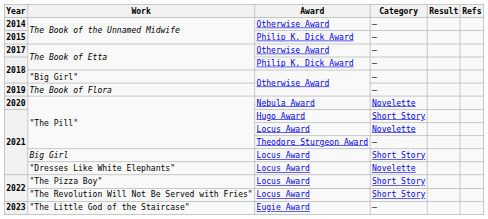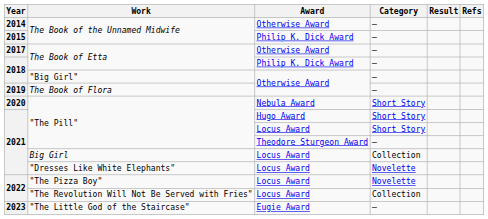(394, 103) Novelette -> (399, 103) Short Story
(394, 129) Novelette -> (399, 129) Short Story
(399, 155) Short Story -> (396, 155) Collection
(399, 182) Short Story -> (394, 182) Novelette
(399, 195) Short Story -> (396, 195) Collection
